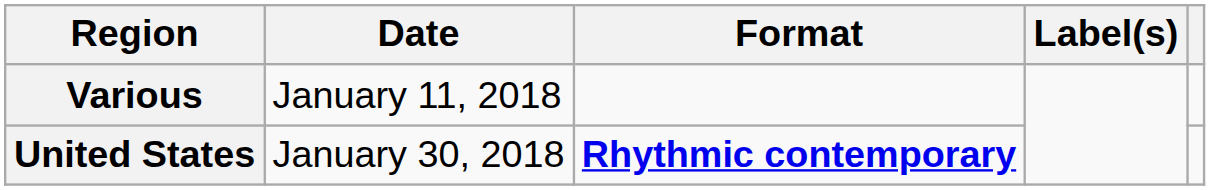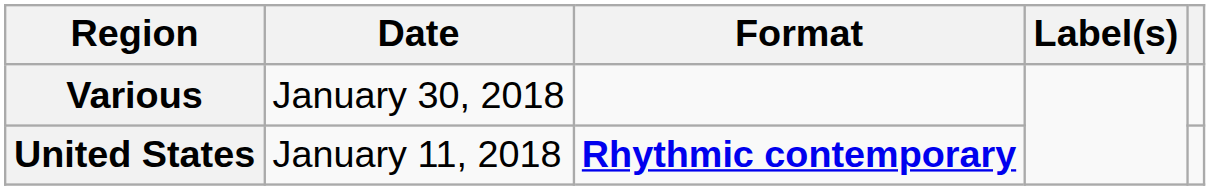(417, 94) January 11, 2018 -> (419, 94) January 30, 2018
(419, 154) January 30, 2018 -> (417, 154) January 11, 2018
